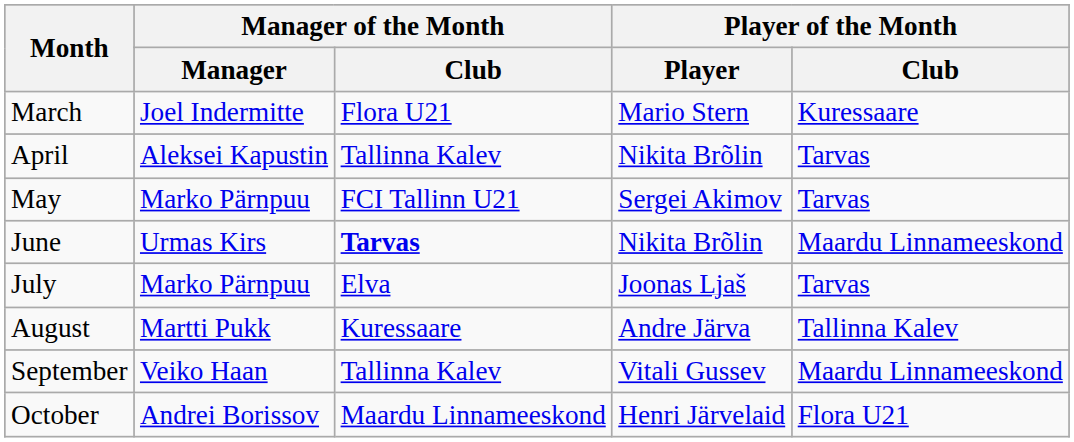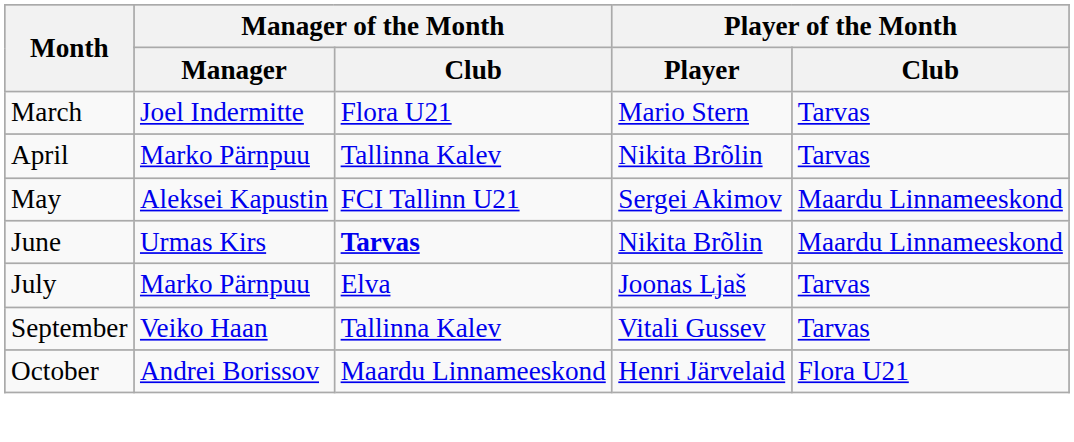(858, 112) Kuressaare -> (834, 112) Tarvas
(234, 155) Aleksei Kapustin -> (225, 155) Marko Pärnpuu
(225, 198) Marko Pärnpuu -> (234, 198) Aleksei Kapustin
(834, 198) Tarvas -> (930, 198) Maardu Linnameeskond
- row: (50, 328)
(930, 371) Maardu Linnameeskond -> (834, 328) Tarvas
